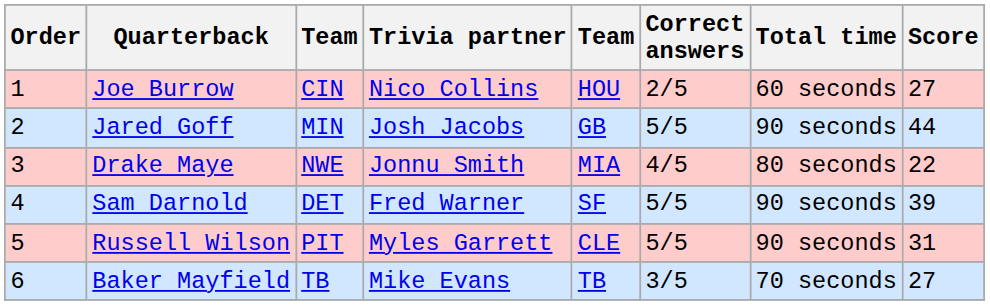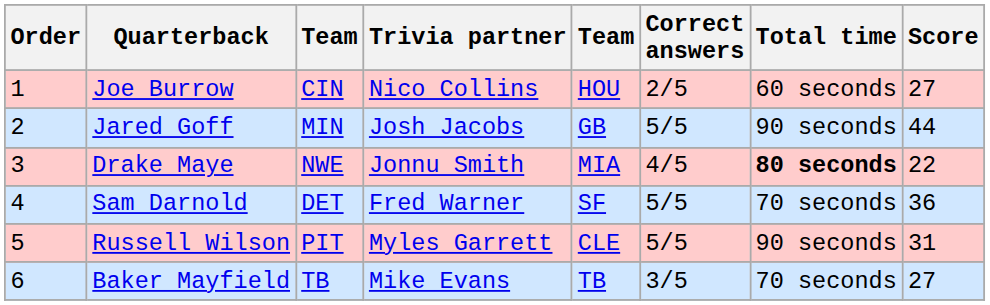(826, 166) normal -> (826, 166) bold
(826, 205) 90 seconds -> (826, 205) 70 seconds
(922, 205) 39 -> (922, 205) 36
